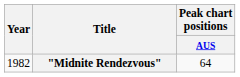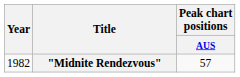(206, 63) 64 -> (206, 63) 57
